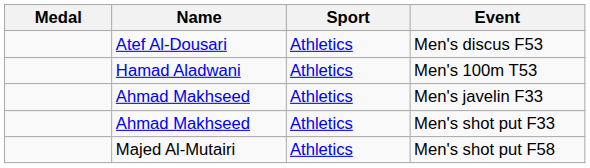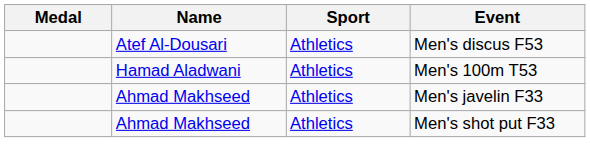- row: (485, 149)
